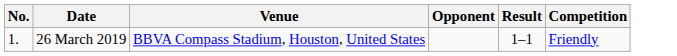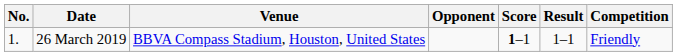+ column: (519, 16)
